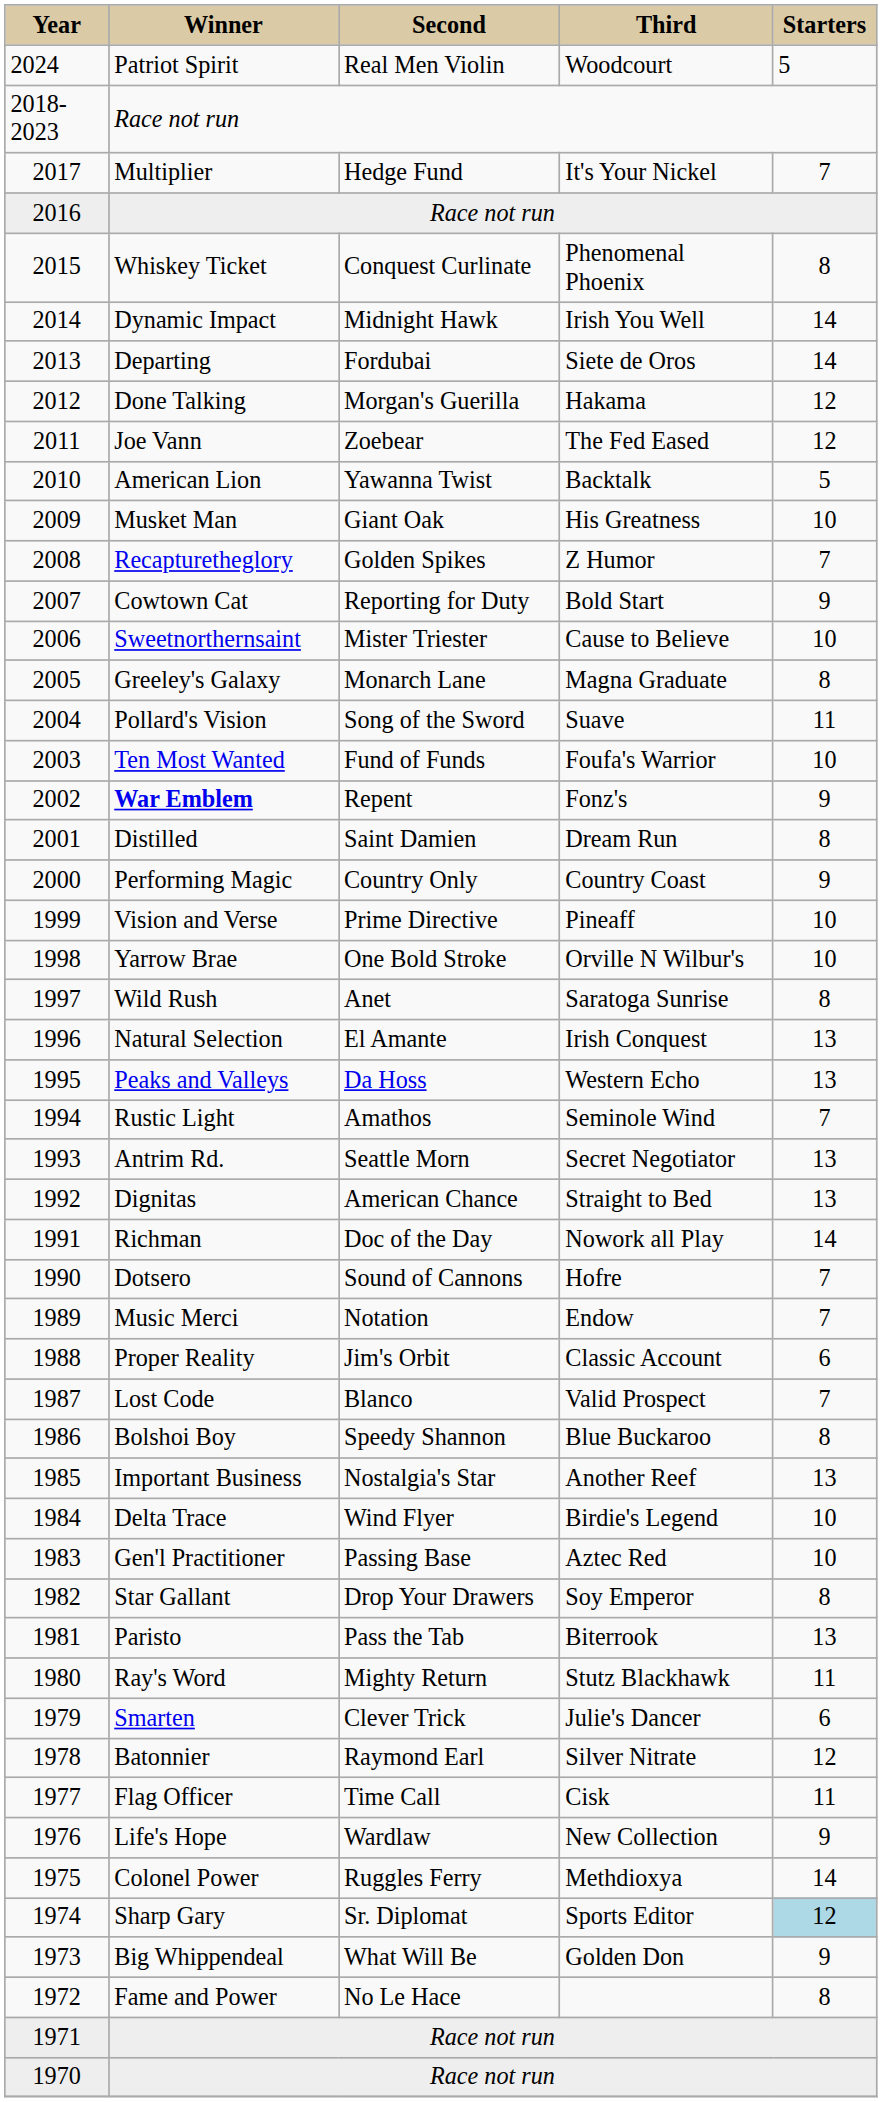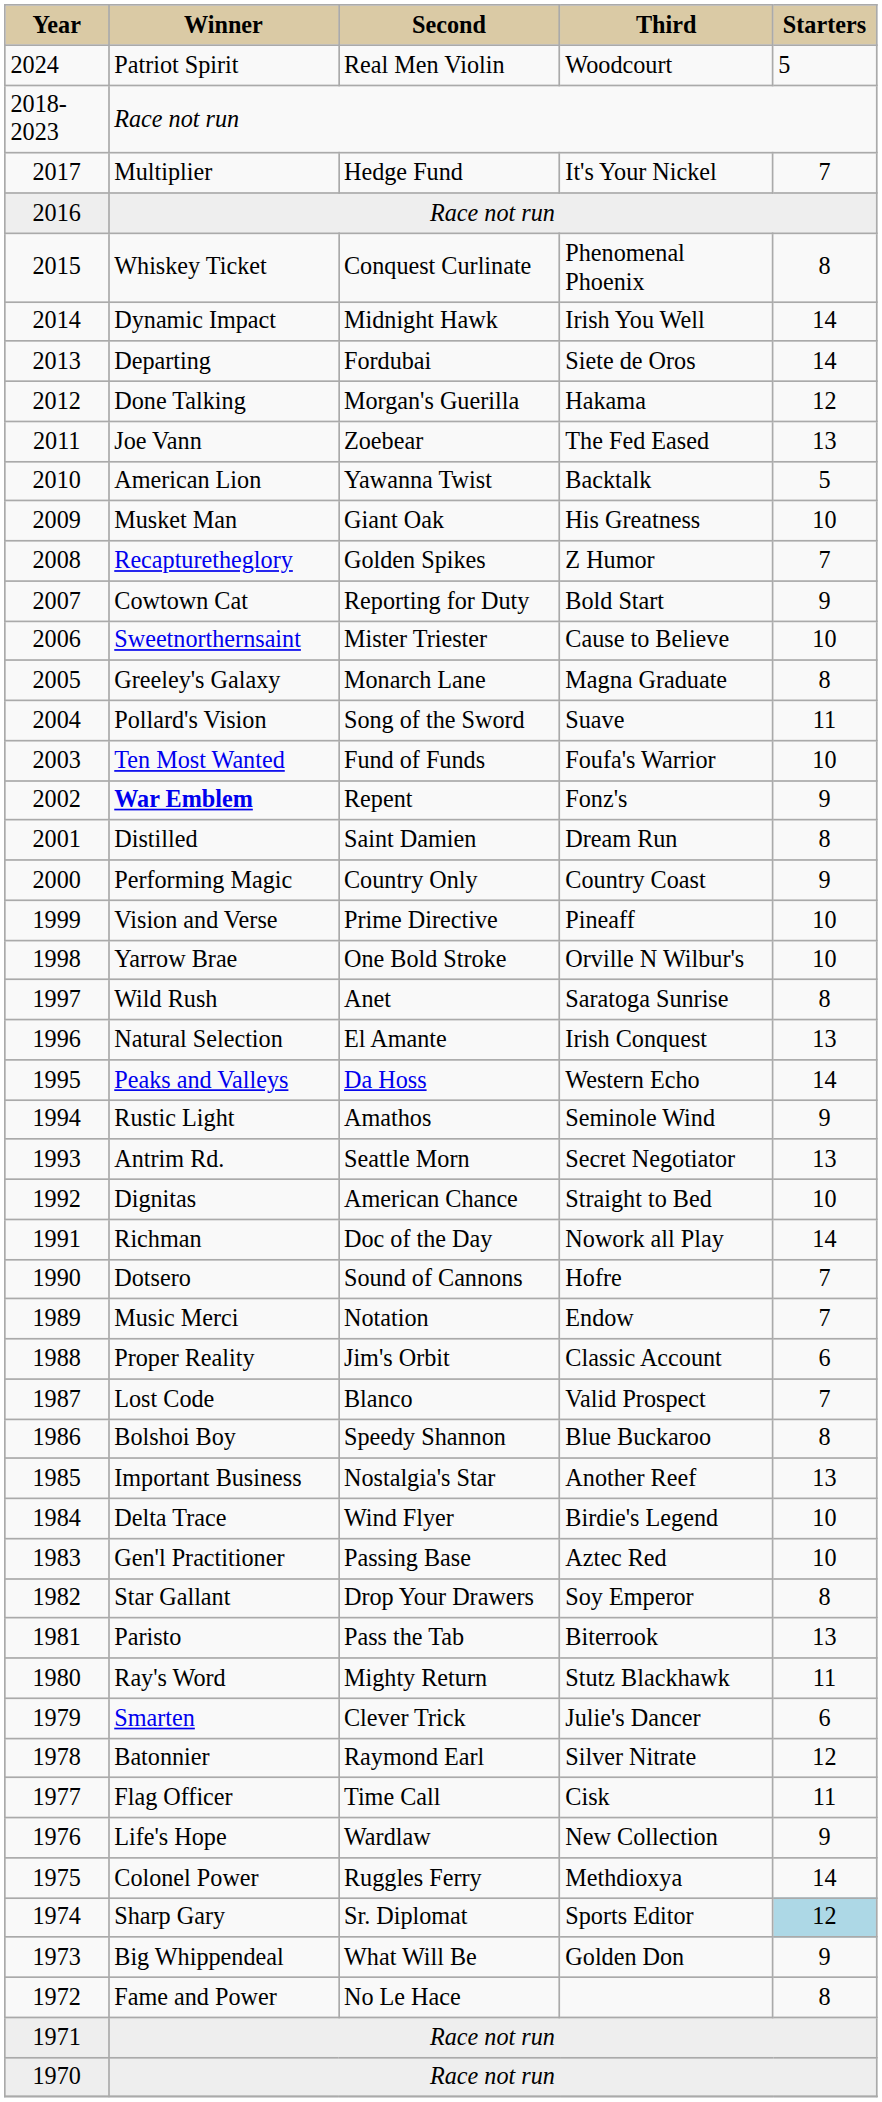(824, 441) 12 -> (824, 441) 13
(824, 1079) 13 -> (824, 1079) 14
(824, 1119) 7 -> (824, 1119) 9
(824, 1199) 13 -> (824, 1199) 10
